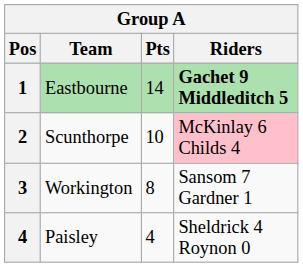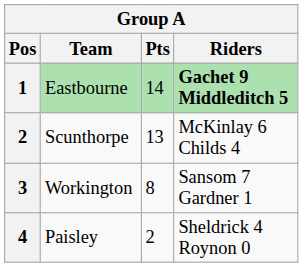(155, 137) 10 -> (155, 137) 13
(223, 137) pink background -> (223, 137) no background
(150, 237) 4 -> (150, 237) 2
